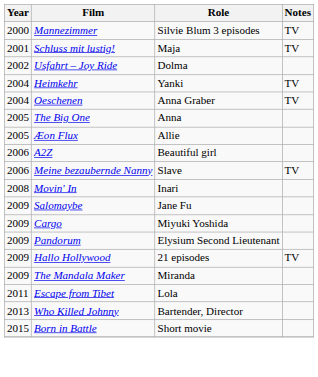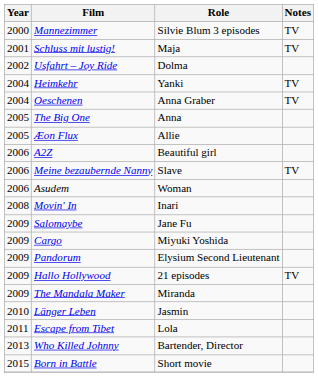+ row: (52, 188)
+ row: (65, 310)
